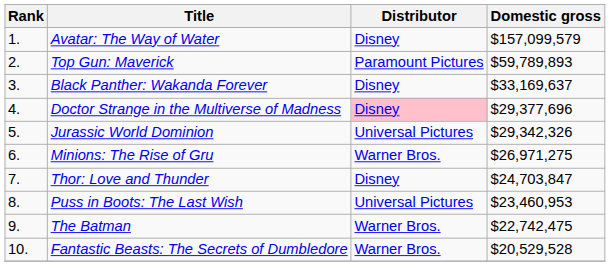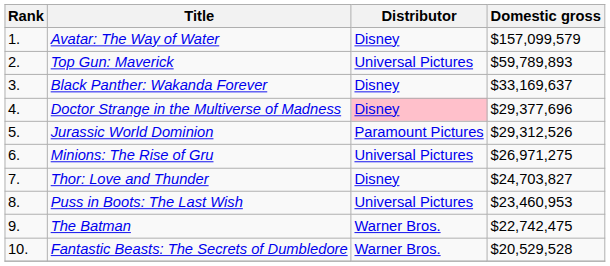(419, 62) Paramount Pictures -> (414, 62) Universal Pictures
(414, 132) Universal Pictures -> (419, 132) Paramount Pictures
(531, 132) $29,342,326 -> (531, 132) $29,312,526
(398, 156) Warner Bros. -> (414, 156) Universal Pictures
(531, 179) $24,703,847 -> (531, 179) $24,703,827
